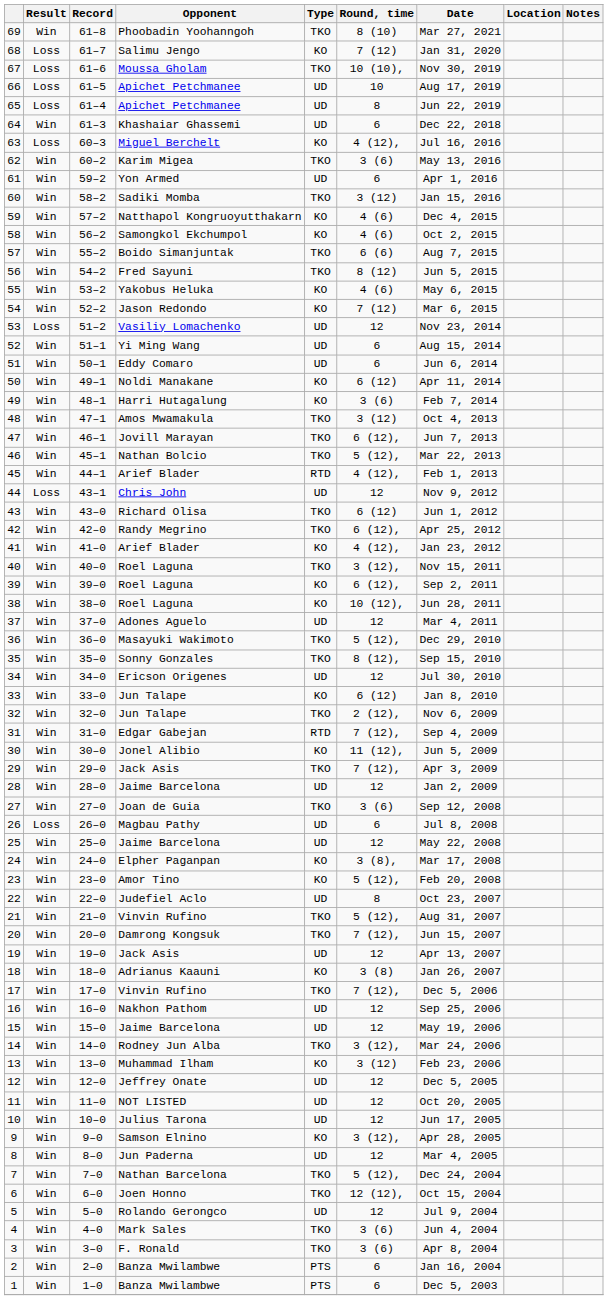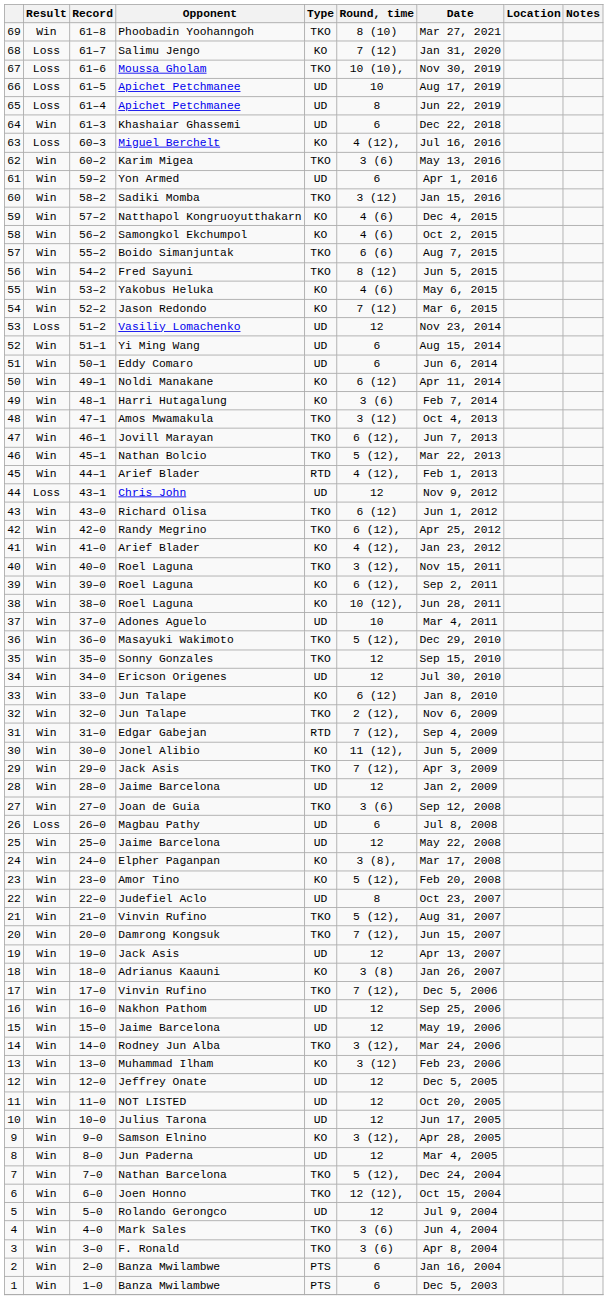(377, 622) 12 -> (377, 622) 10
(377, 659) 8 (12), -> (377, 659) 12
